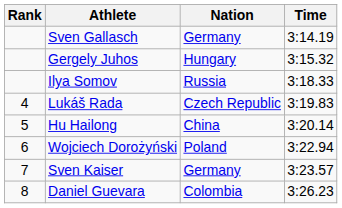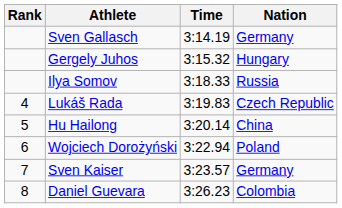columns swapped: (232, 15) <-> (311, 15)
